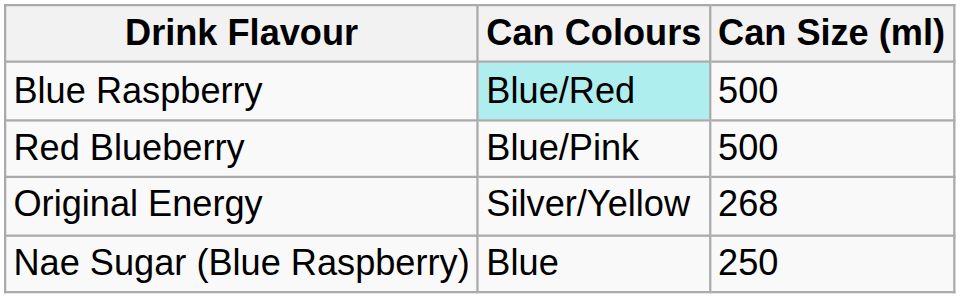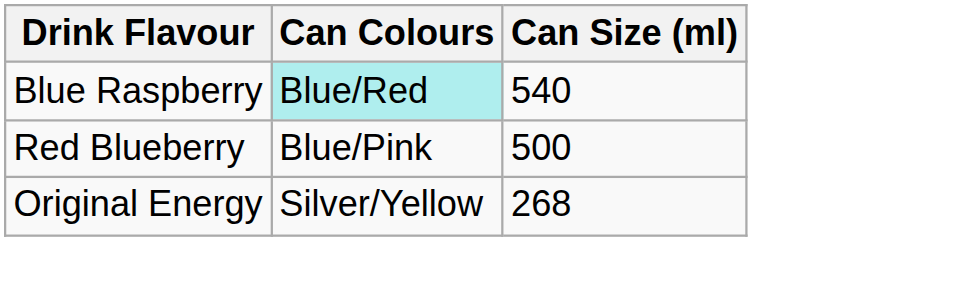(748, 90) 500 -> (541, 90) 540
- row: (242, 262)
